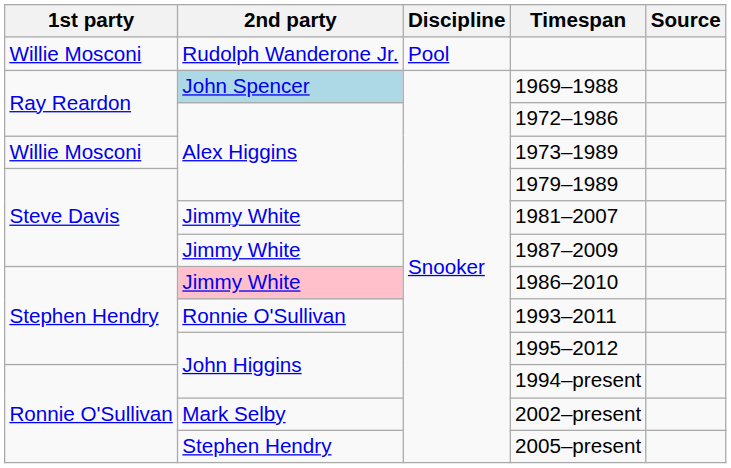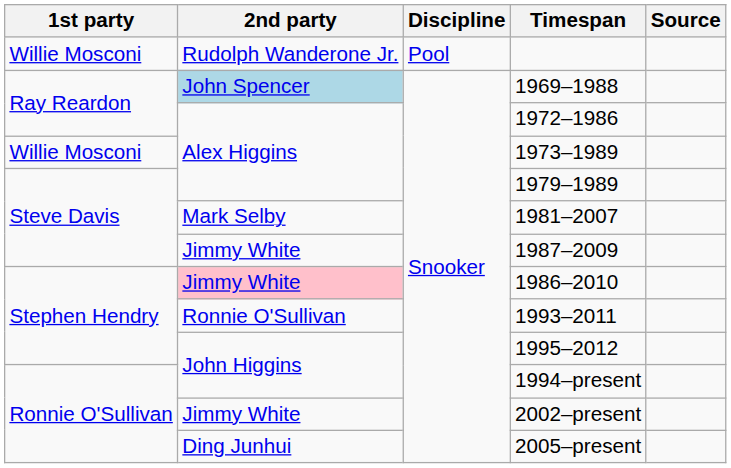(241, 217) Jimmy White -> (234, 217) Mark Selby
(234, 413) Mark Selby -> (241, 413) Jimmy White
(257, 446) Stephen Hendry -> (237, 446) Ding Junhui
